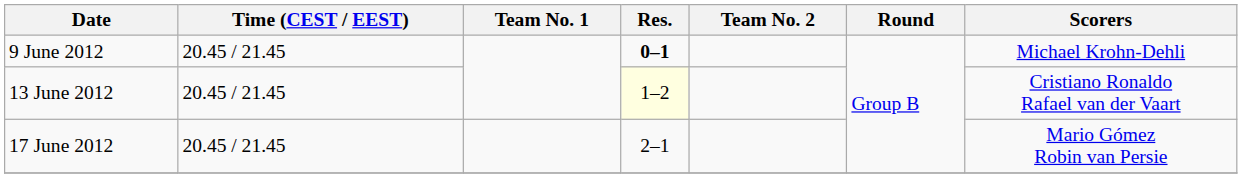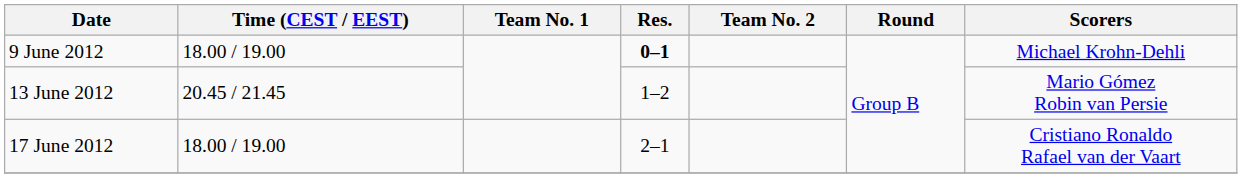(234, 50) 20.45 / 21.45 -> (234, 50) 18.00 / 19.00
(655, 92) lightyellow background -> (655, 92) no background
(1101, 92) Cristiano Ronaldo Rafael van der Vaart -> (1101, 92) Mario Gómez Robin van Persie
(234, 145) 20.45 / 21.45 -> (234, 145) 18.00 / 19.00
(1101, 145) Mario Gómez Robin van Persie -> (1101, 145) Cristiano Ronaldo Rafael van der Vaart
